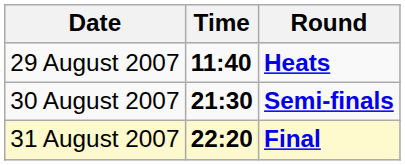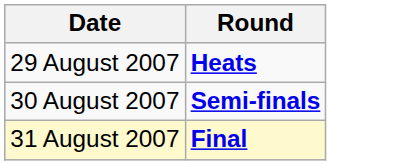- column: (222, 23)
